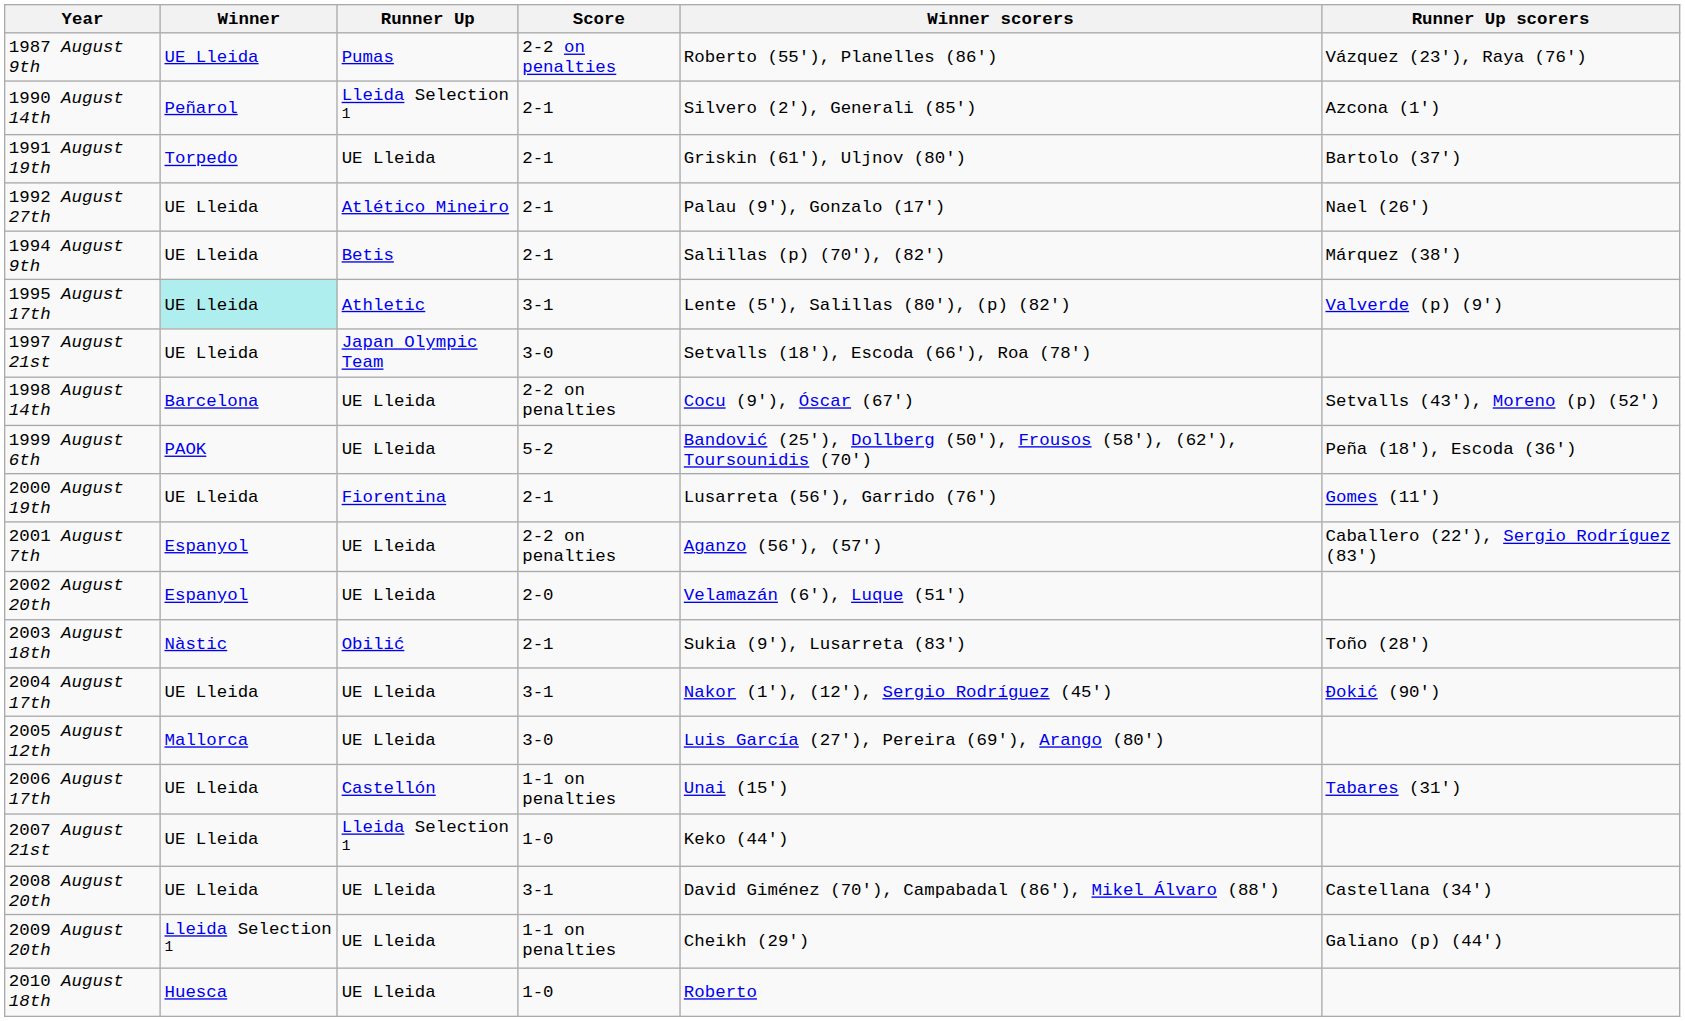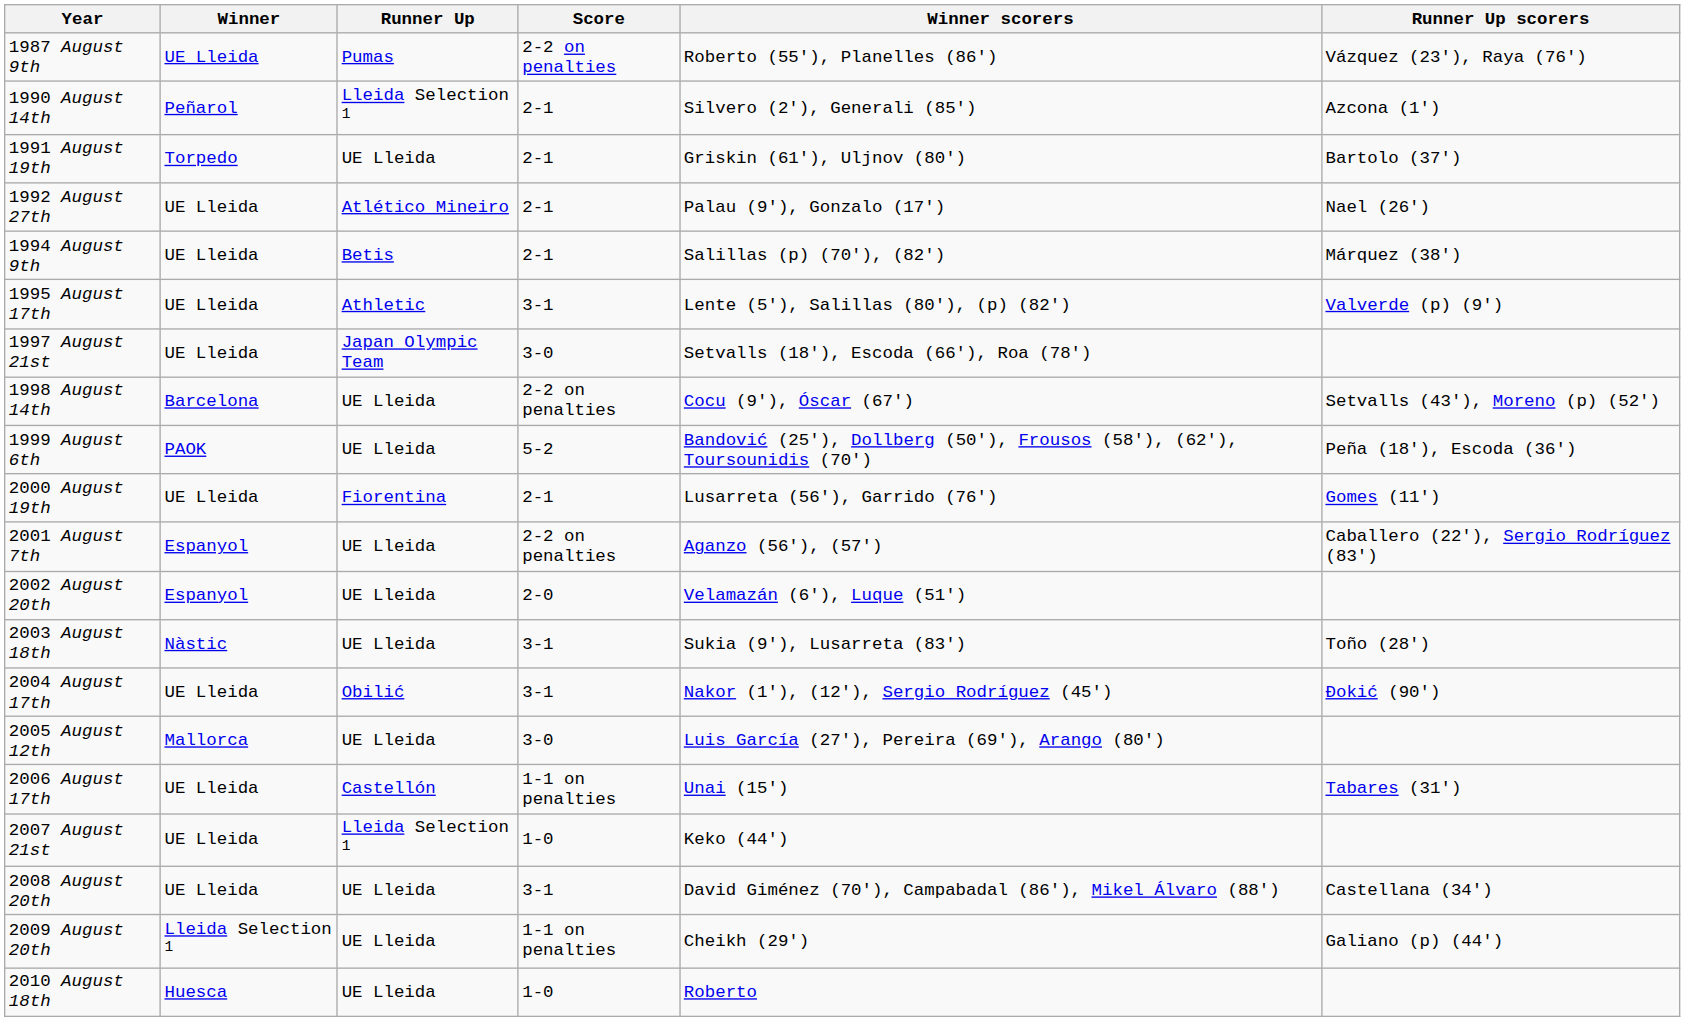(212, 304) paleturquoise background -> (212, 304) no background
(373, 644) Obilić -> (389, 644) UE Lleida
(538, 644) 2-1 -> (538, 644) 3-1
(389, 692) UE Lleida -> (373, 692) Obilić
